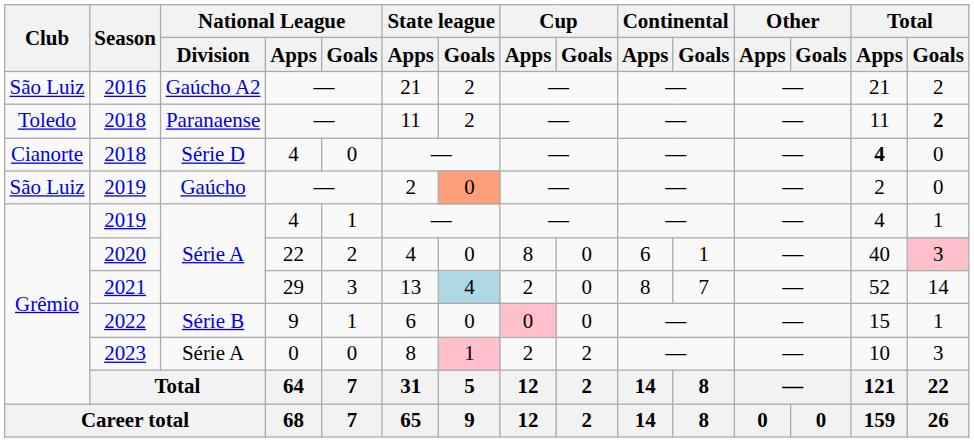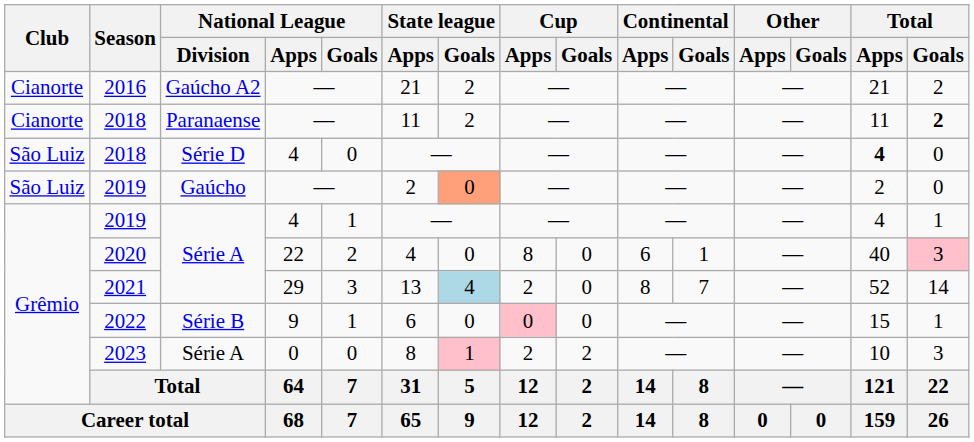(47, 87) São Luiz -> (47, 87) Cianorte
(47, 120) Toledo -> (47, 120) Cianorte
(47, 154) Cianorte -> (47, 154) São Luiz
